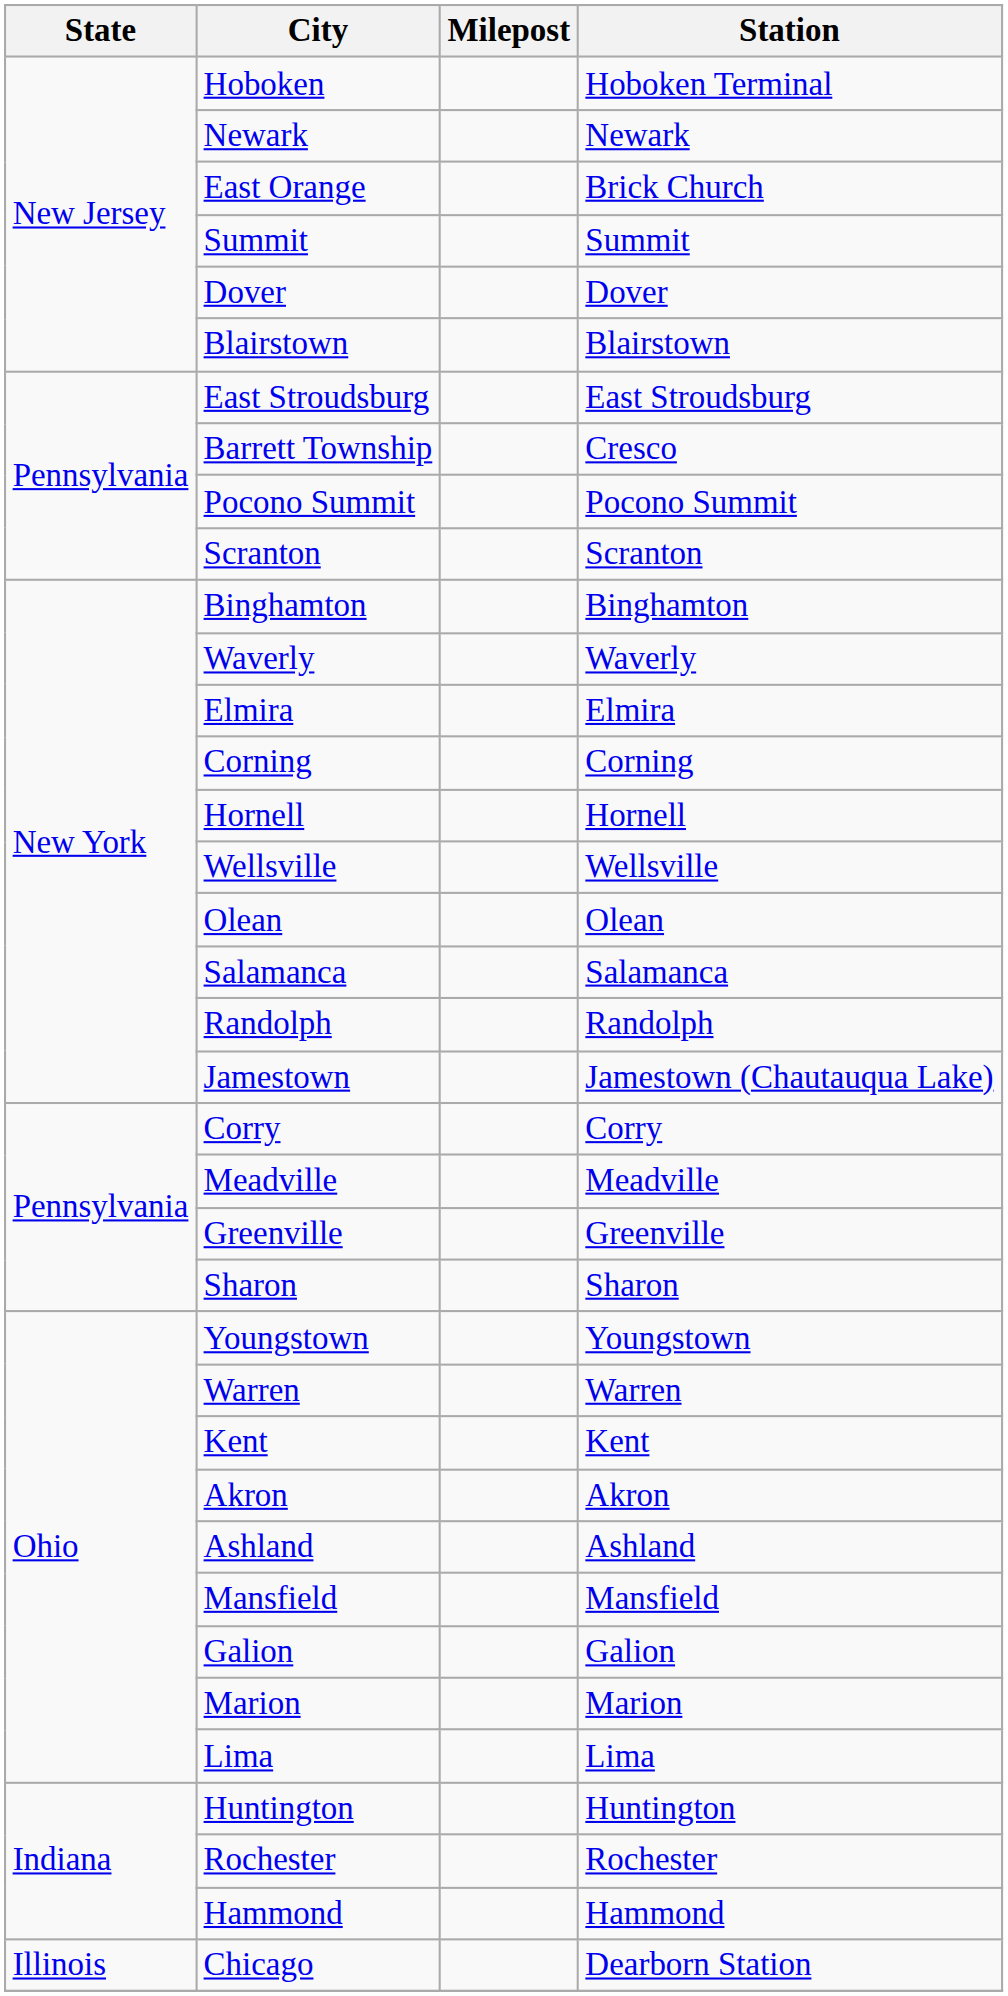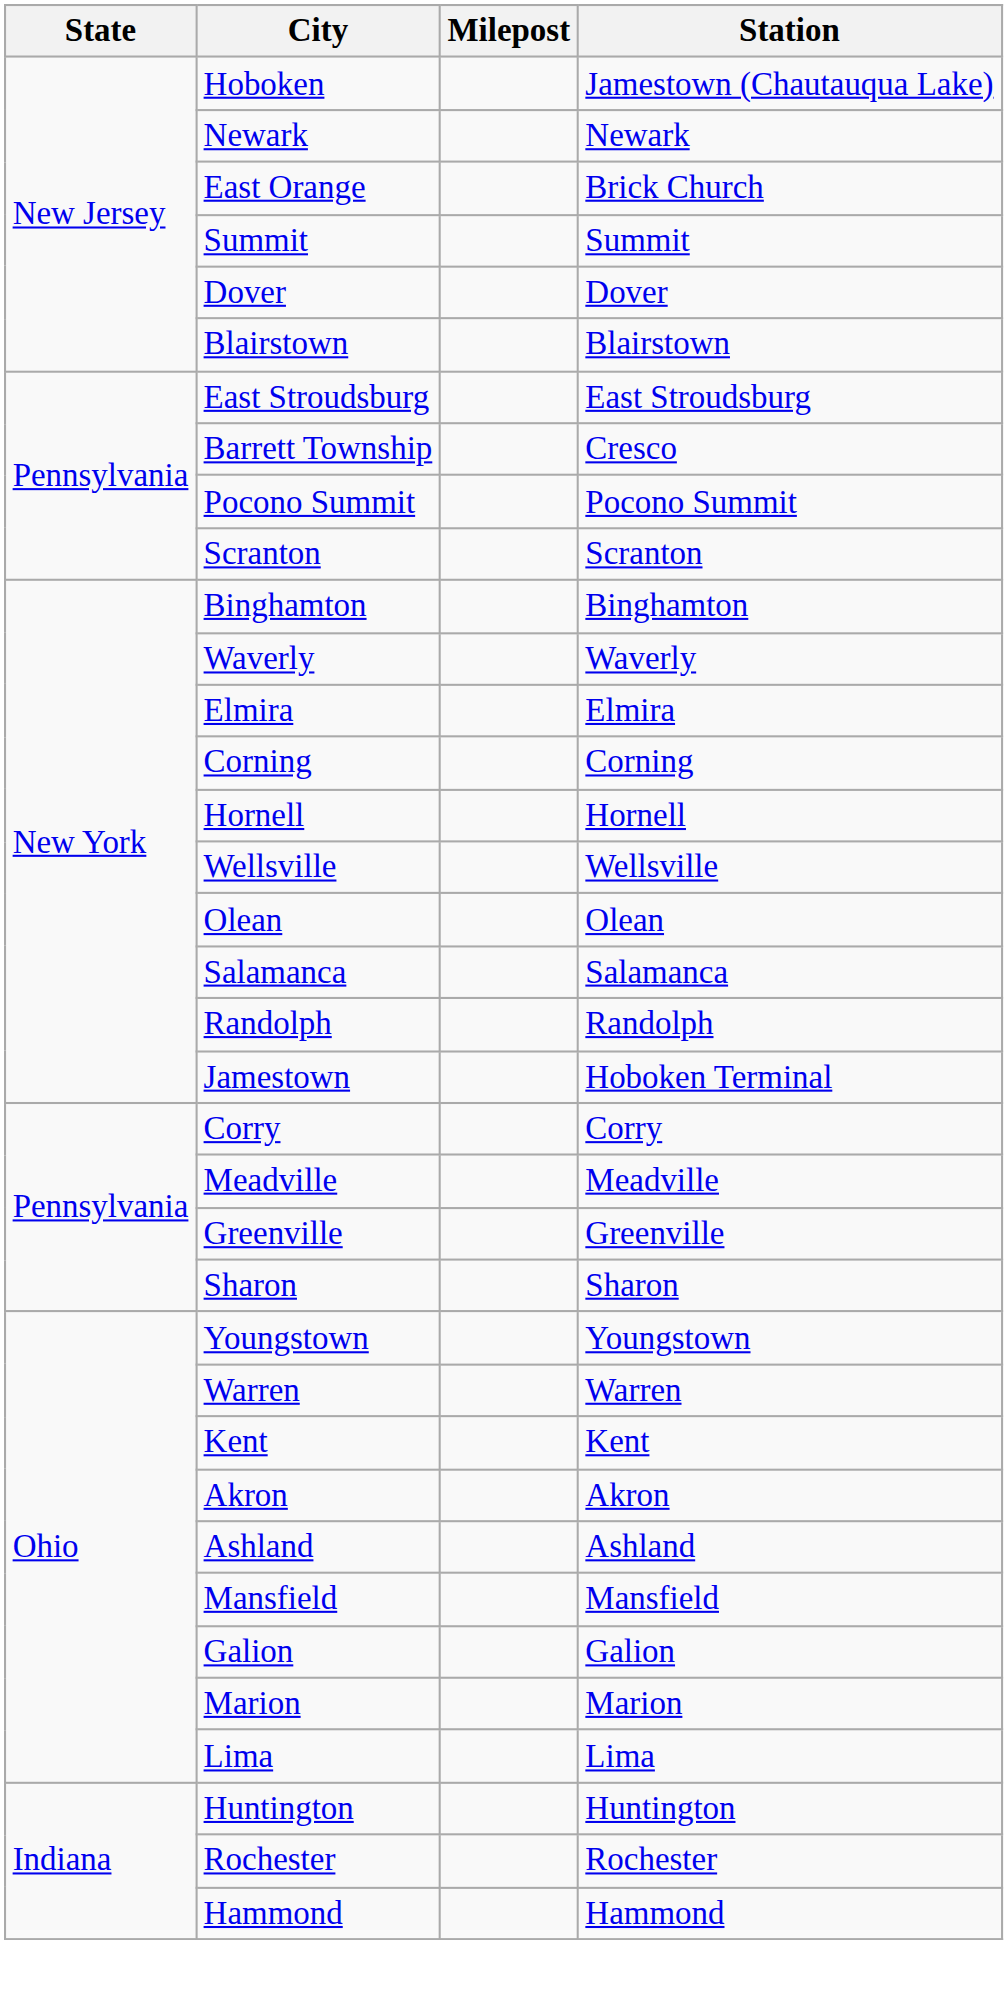(709, 82) Hoboken Terminal -> (789, 82) Jamestown (Chautauqua Lake)
(789, 1076) Jamestown (Chautauqua Lake) -> (709, 1076) Hoboken Terminal
- row: (259, 1964)
